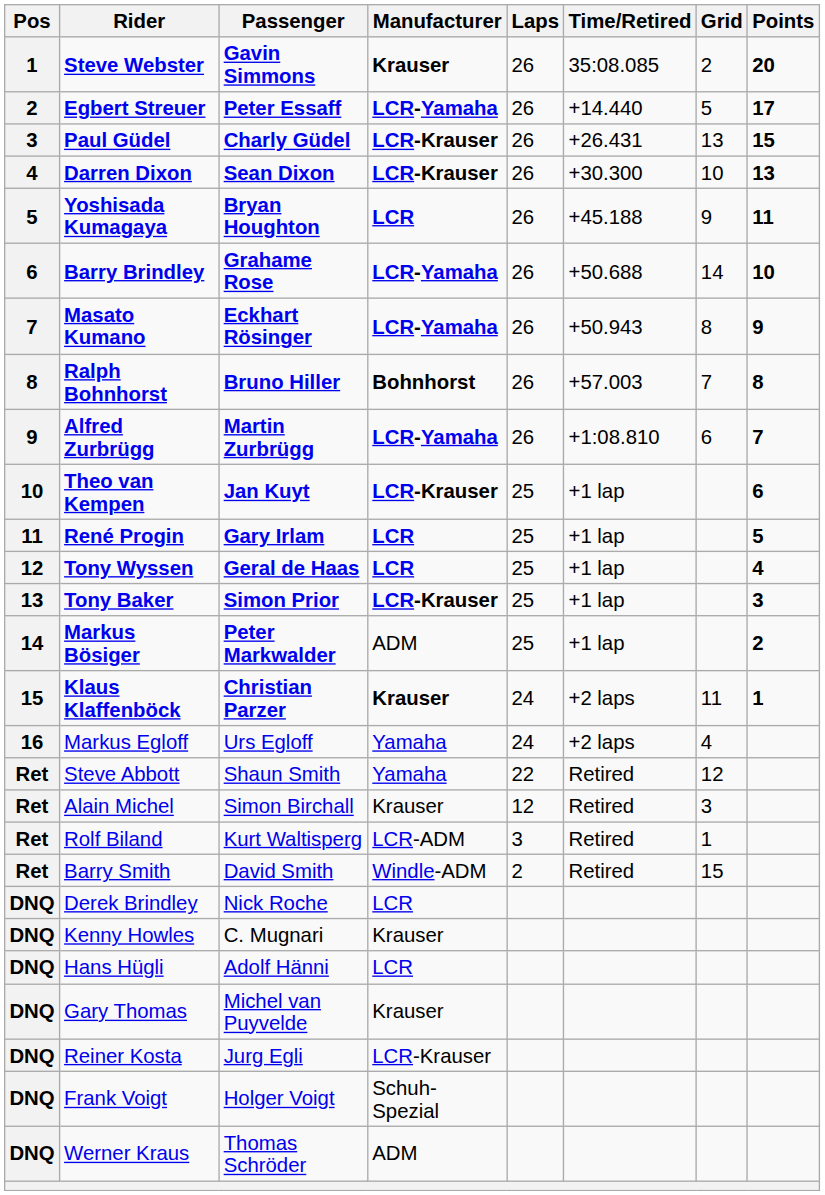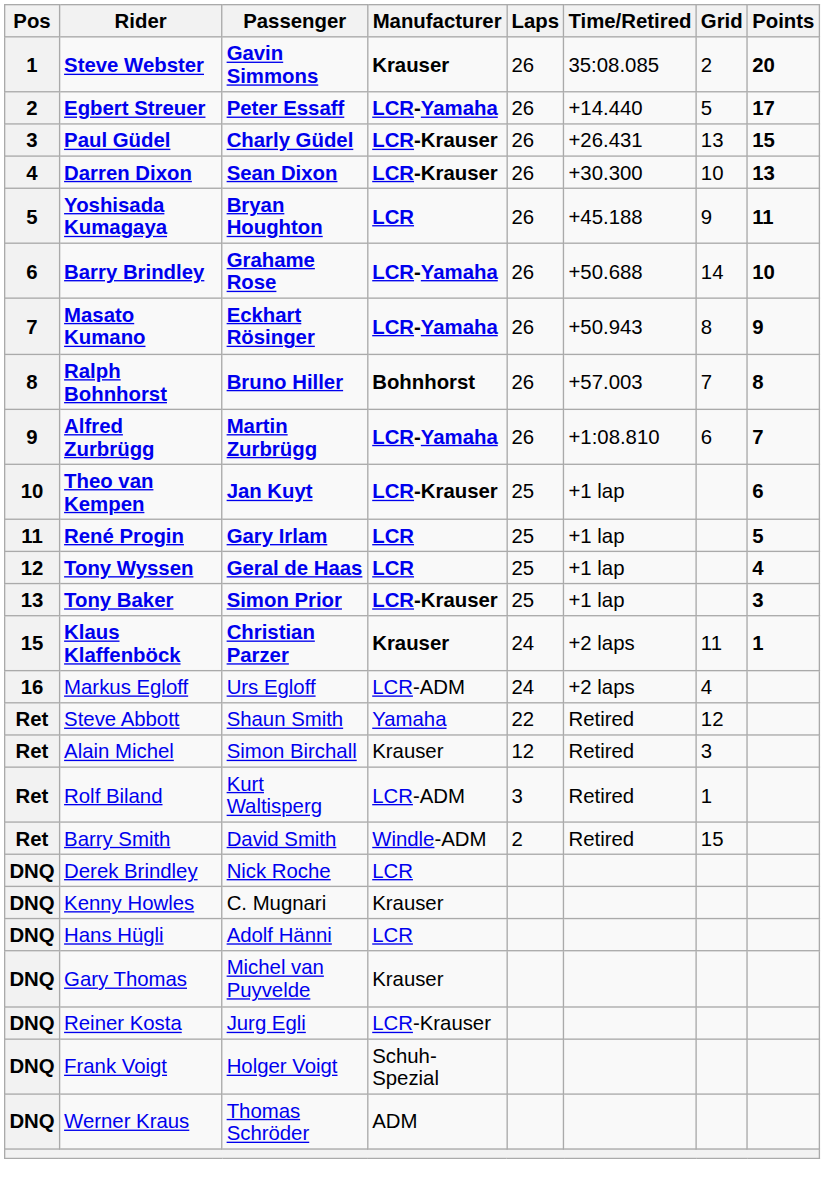- row: (102, 643)
(409, 742) Yamaha -> (419, 687) LCR-ADM
